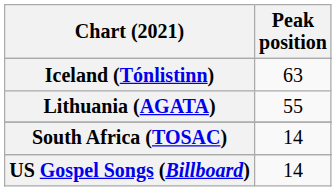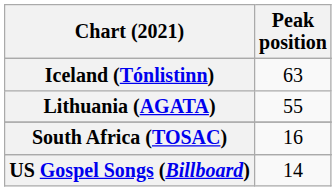(293, 138) 14 -> (293, 138) 16
